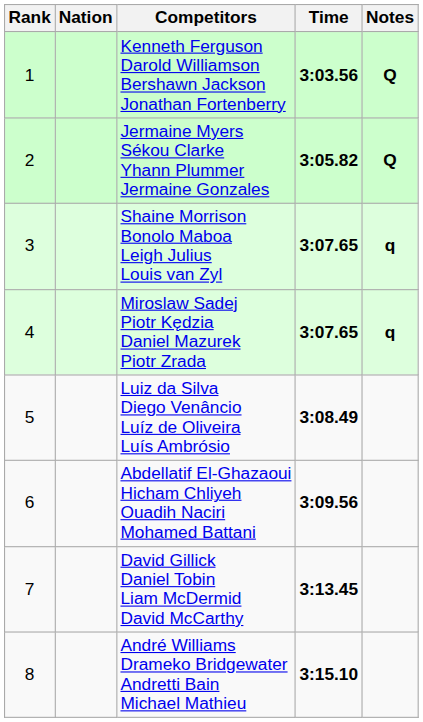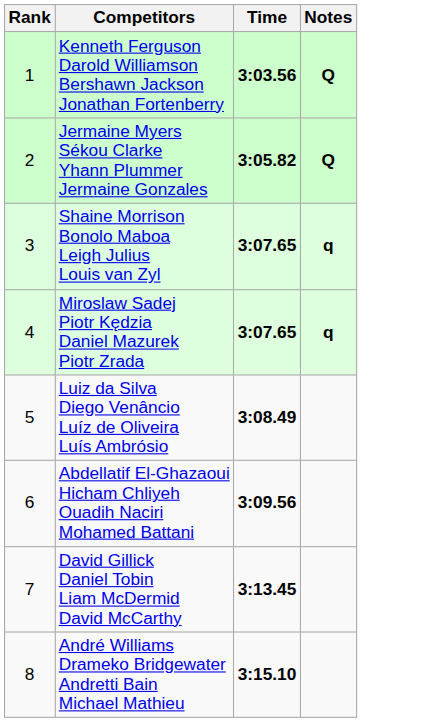- column: (86, 18)
